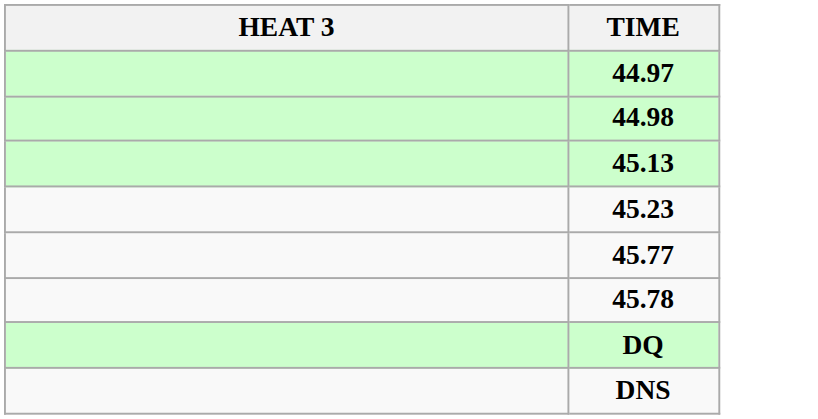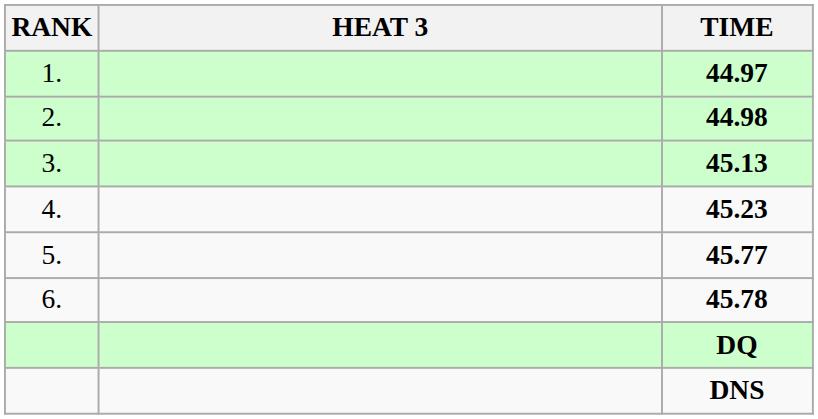+ column: (52, 27)
